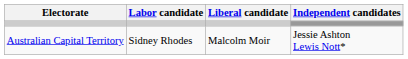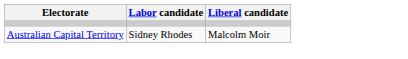- column: (347, 12)
